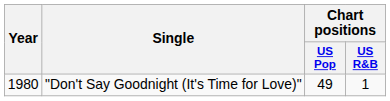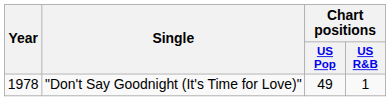(23, 84) 1980 -> (23, 84) 1978
